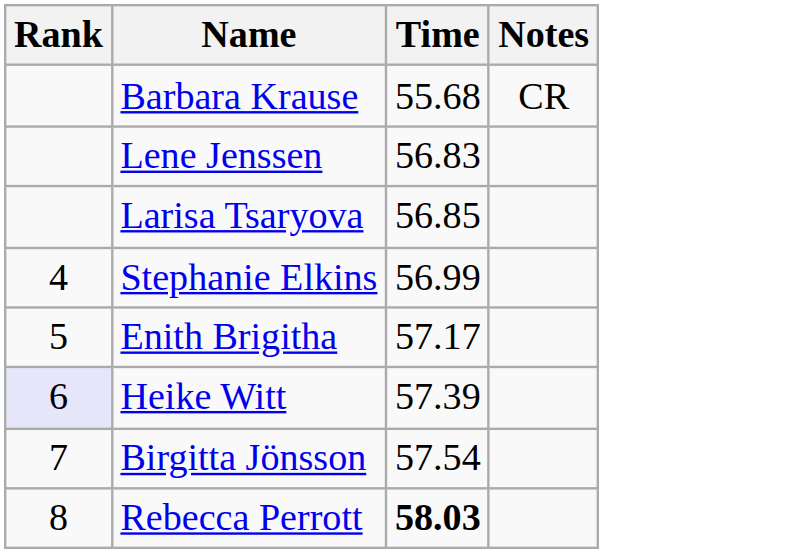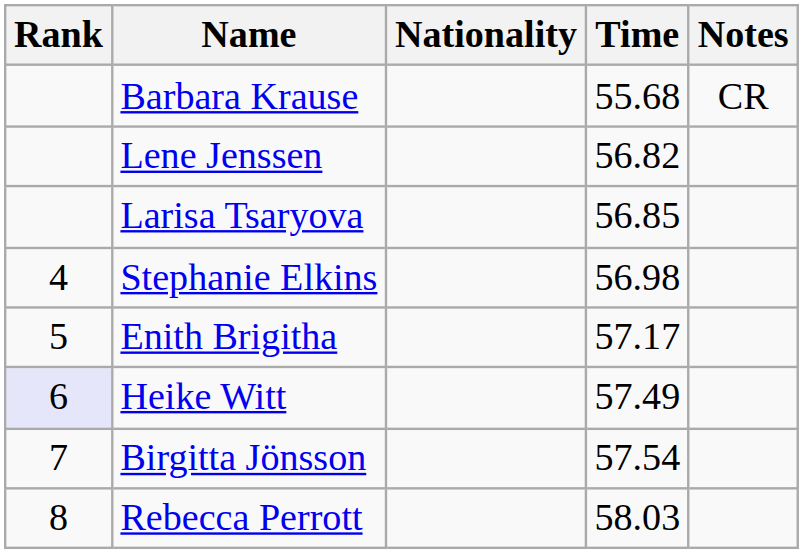+ column: (486, 34)
(438, 155) 56.83 -> (637, 155) 56.82
(438, 276) 56.99 -> (637, 276) 56.98
(438, 397) 57.39 -> (637, 397) 57.49
(438, 517) bold -> (637, 517) normal
